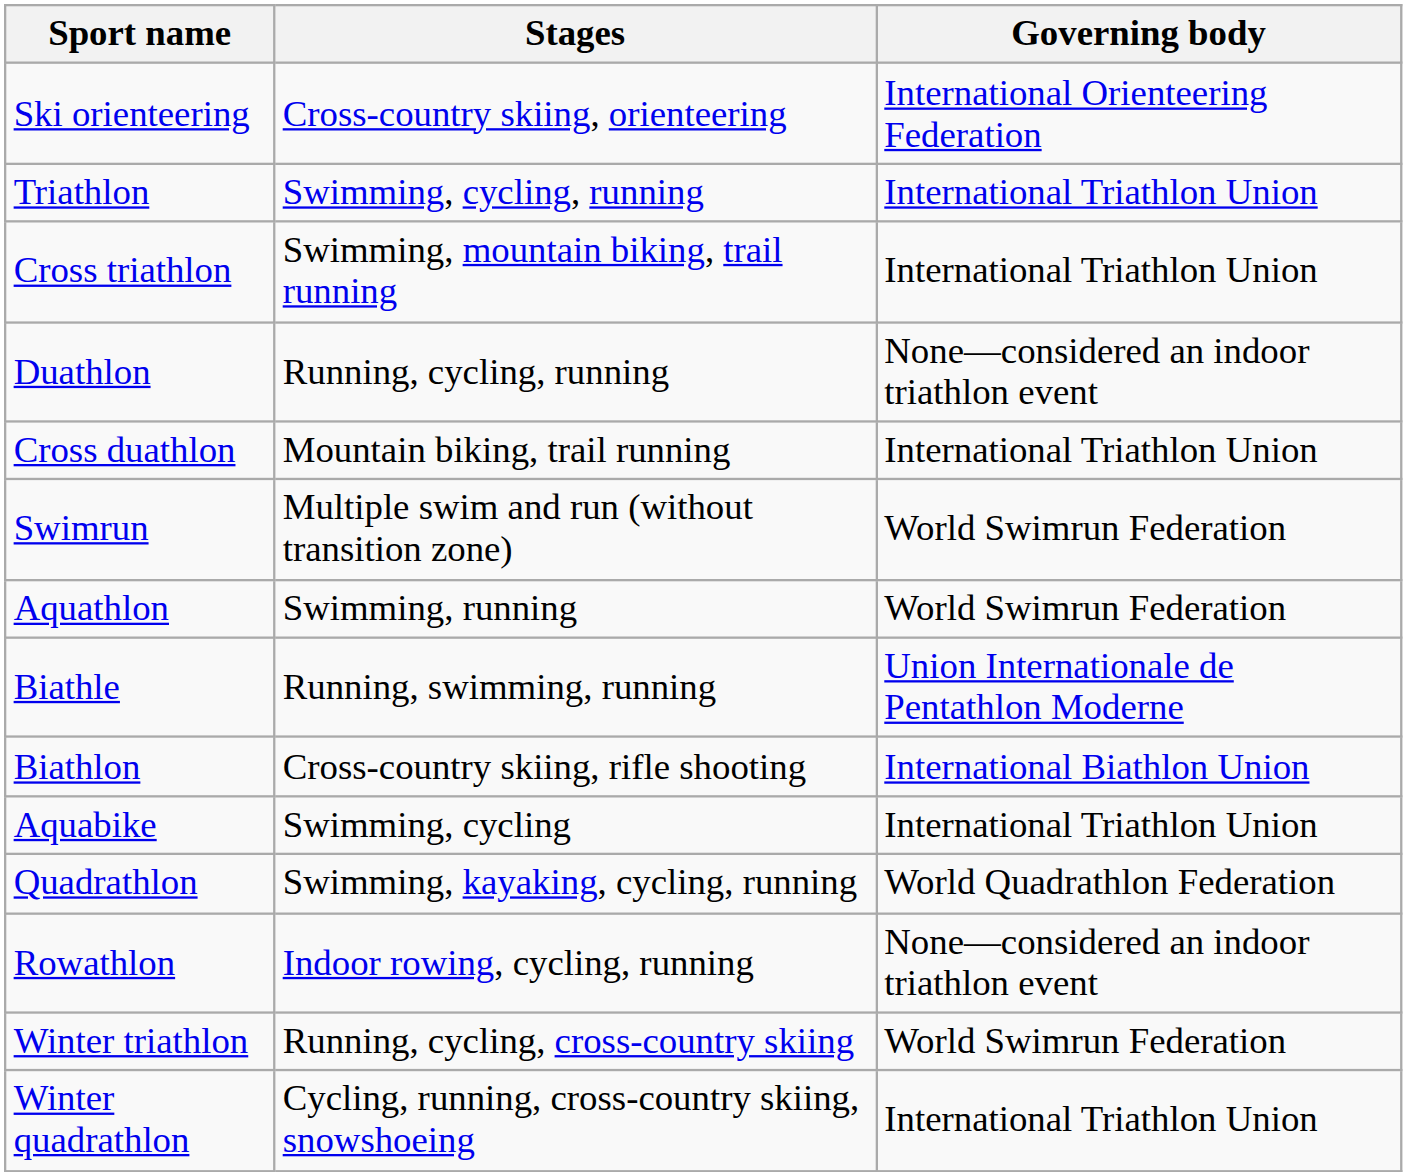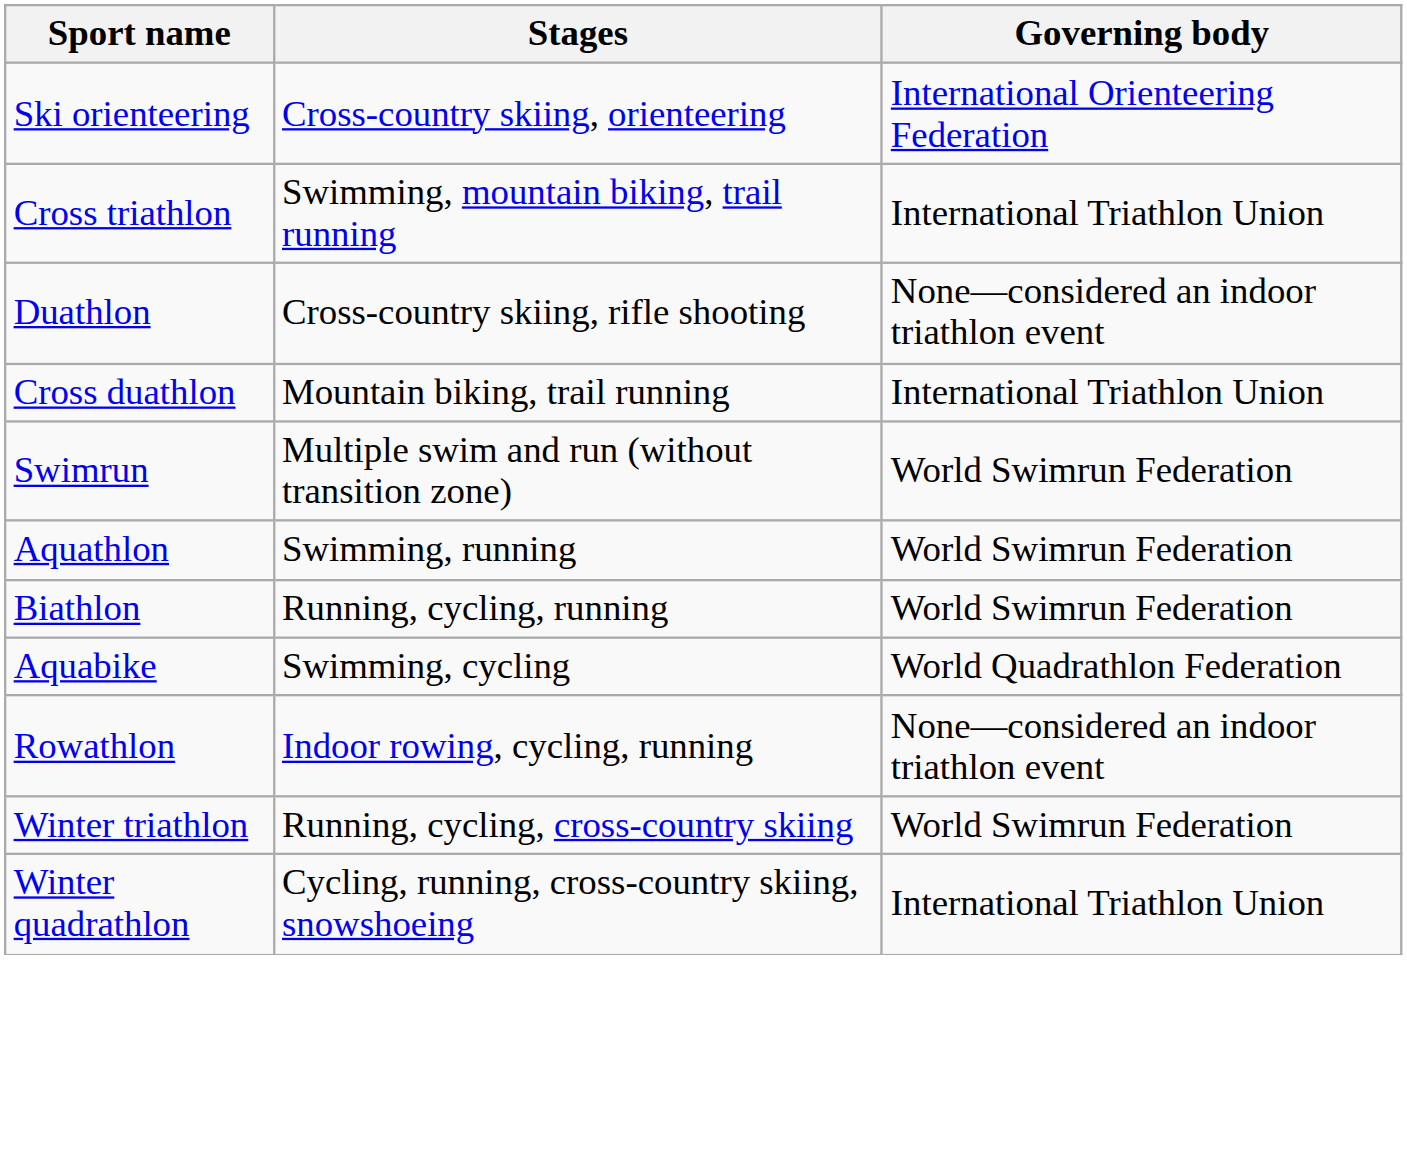- row: (81, 191)
(476, 370) Running, cycling, running -> (544, 312) Cross-country skiing, rifle shooting
- row: (67, 686)
(544, 765) Cross-country skiing, rifle shooting -> (475, 607) Running, cycling, running
(1097, 765) International Biathlon Union -> (1092, 607) World Swimrun Federation
(1101, 824) International Triathlon Union -> (1116, 666) World Quadrathlon Federation
- row: (106, 882)
